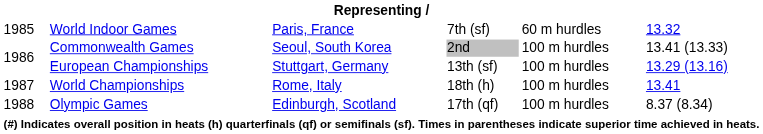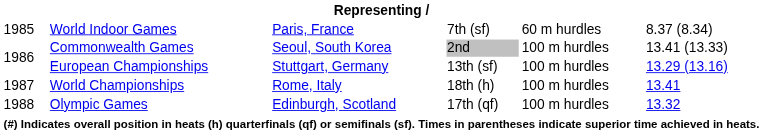(663, 29) 13.32 -> (679, 29) 8.37 (8.34)
(679, 104) 8.37 (8.34) -> (663, 104) 13.32
